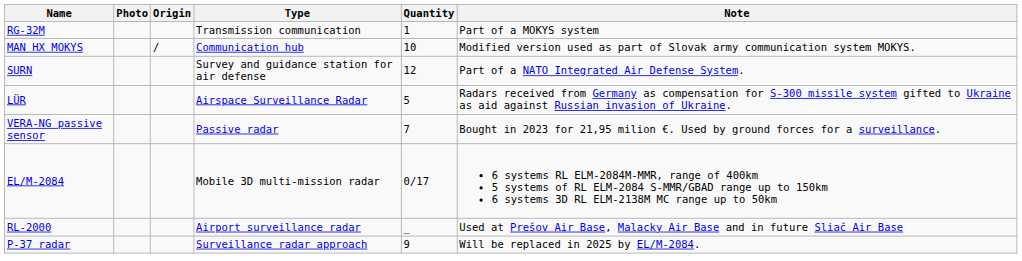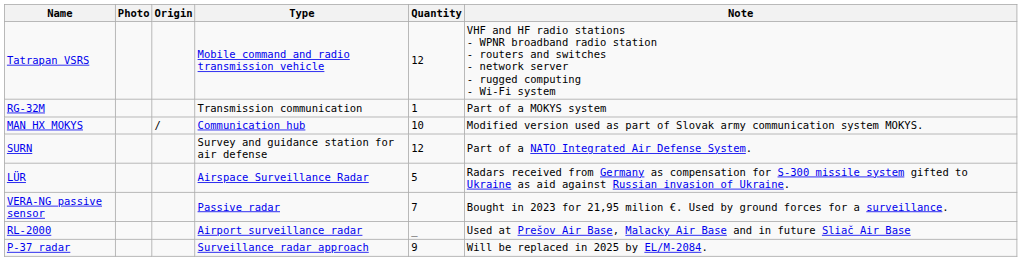+ row: (48, 61)
- row: (35, 181)
